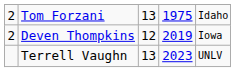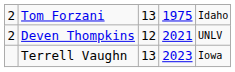(177, 35) 2019 -> (177, 35) 2021
(210, 35) Iowa -> (210, 35) UNLV
(210, 56) UNLV -> (210, 56) Iowa
